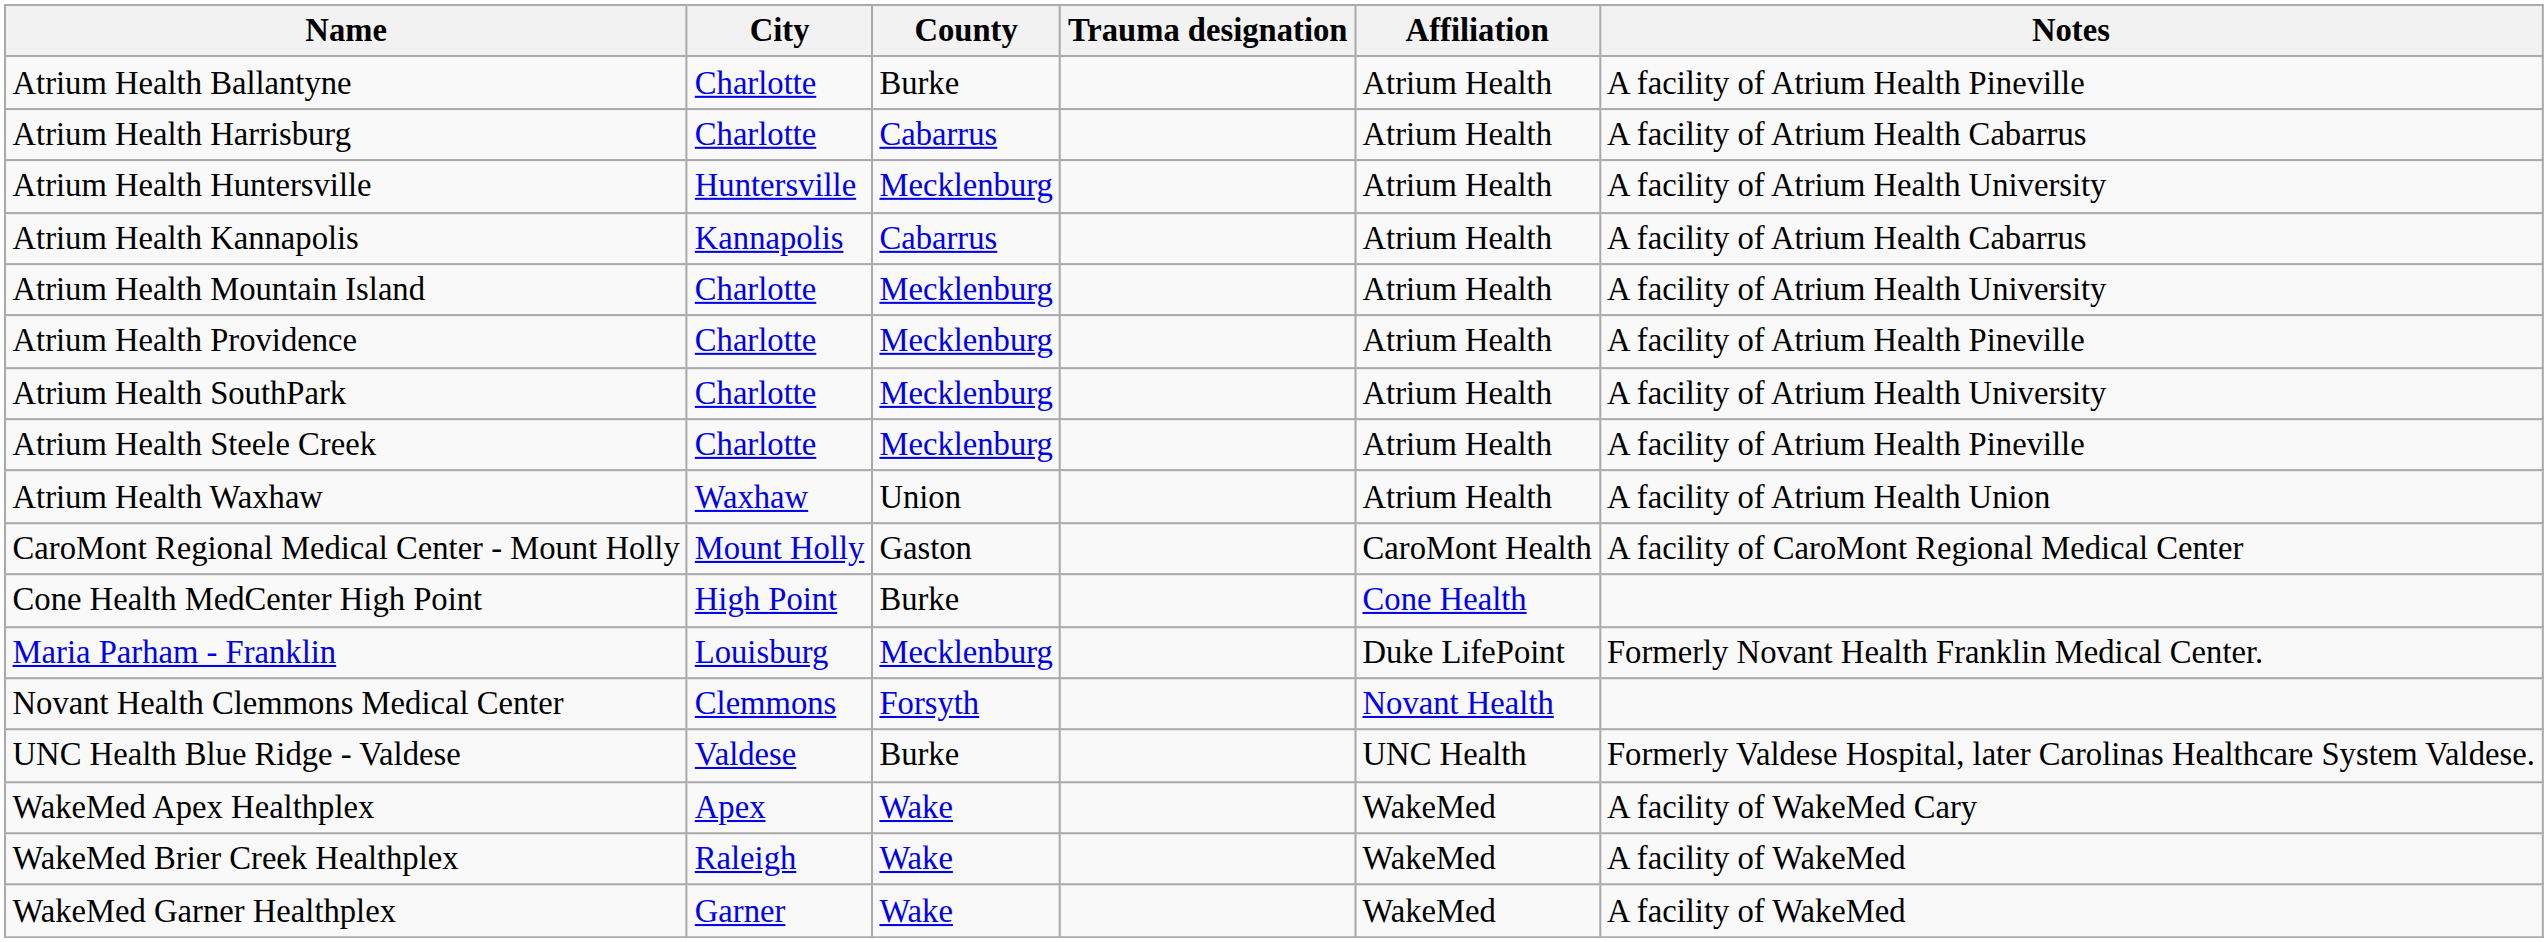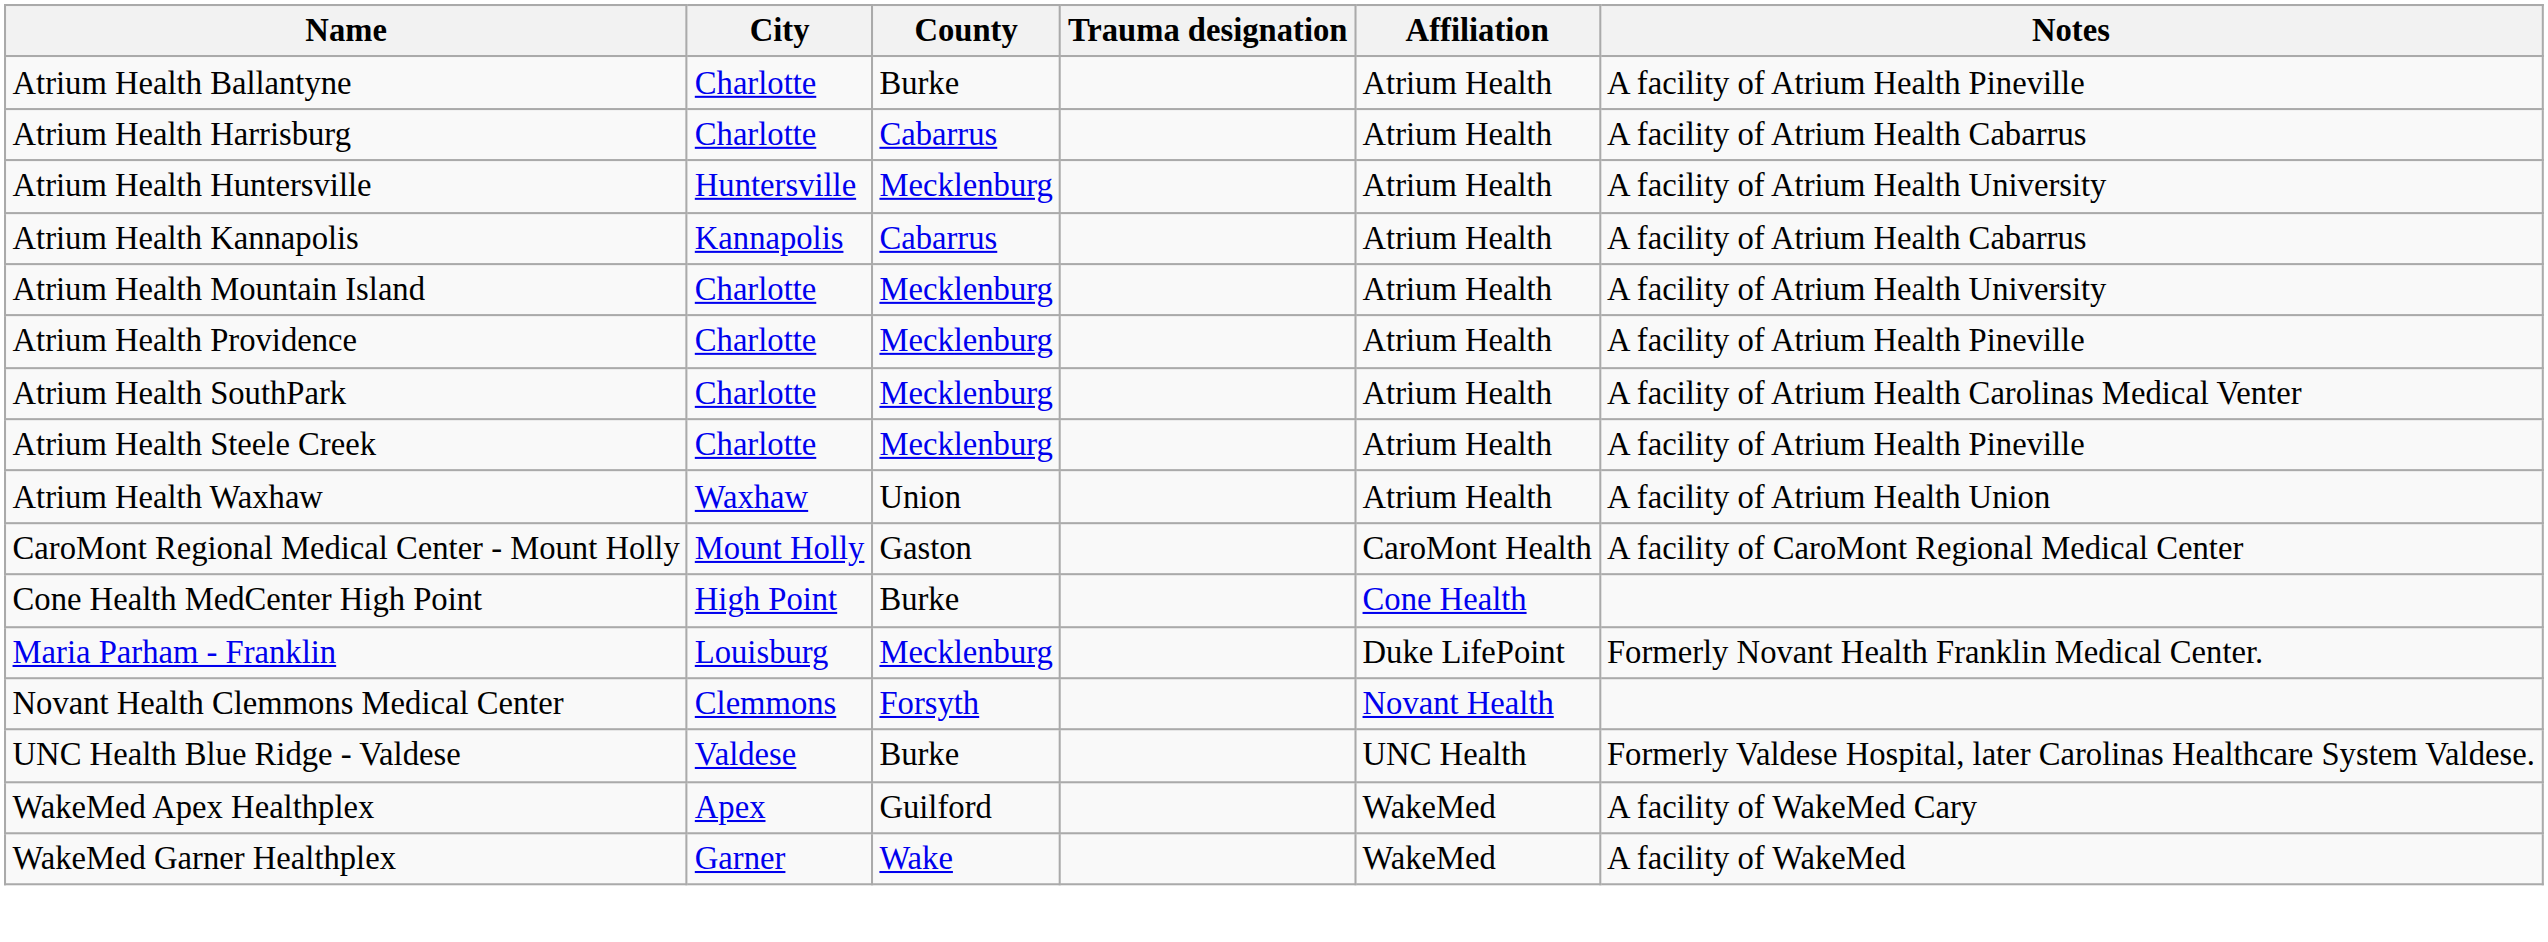(1857, 392) A facility of Atrium Health University -> (1954, 392) A facility of Atrium Health Carolinas Medical Venter
(916, 806) Wake -> (936, 806) Guilford
- row: (236, 858)
